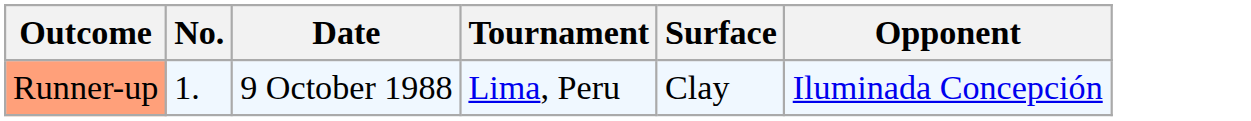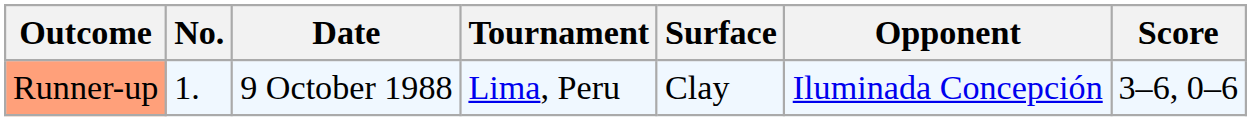+ column: (1178, 31)
